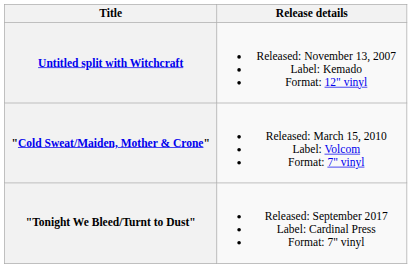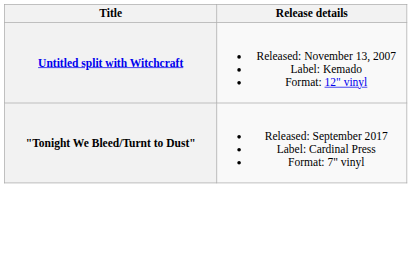- row: (111, 143)
